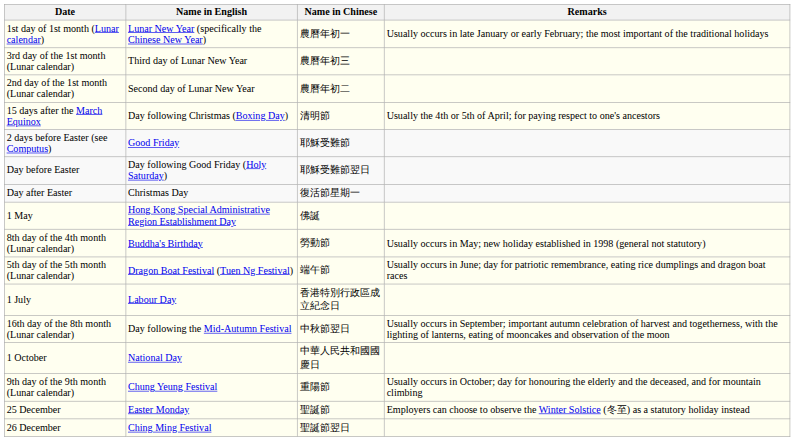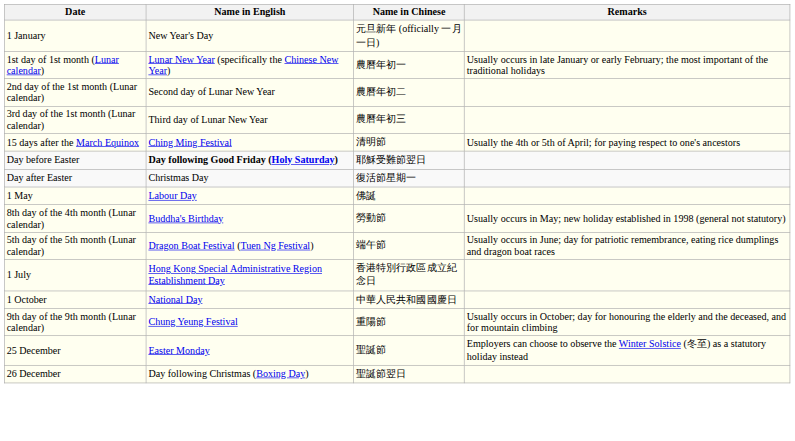+ row: (26, 36)
rows swapped: (57, 88) <-> (56, 61)
(208, 116) Day following Christmas (Boxing Day) -> (190, 142) Ching Ming Festival
- row: (57, 143)
(197, 170) normal -> (243, 160) bold
(199, 215) Hong Kong Special Administrative Region Establishment Day -> (173, 196) Labour Day
(152, 299) Labour Day -> (235, 275) Hong Kong Special Administrative Region Establishment Day
- row: (59, 329)
(170, 427) Ching Ming Festival -> (228, 374) Day following Christmas (Boxing Day)
